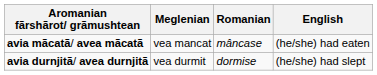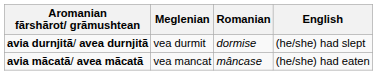rows swapped: (75, 43) <-> (78, 61)
